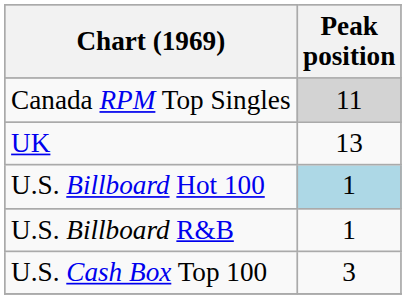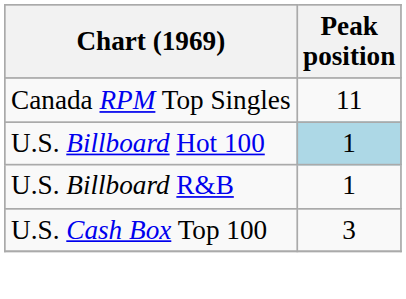(349, 99) lightgrey background -> (349, 99) no background
- row: (31, 142)
